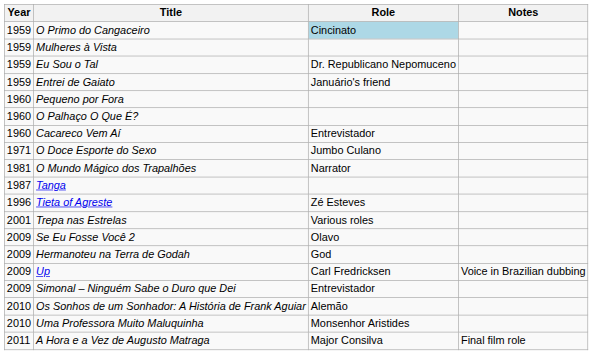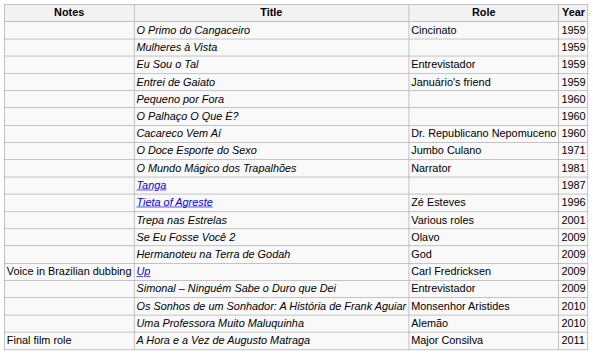columns swapped: (19, 13) <-> (523, 13)
(333, 30) lightblue background -> (434, 30) no background
(383, 64) Dr. Republicano Nepomuceno -> (443, 64) Entrevistador
(343, 133) Entrevistador -> (484, 133) Dr. Republicano Nepomuceno
(329, 306) Alemão -> (460, 306) Monsenhor Aristides
(360, 323) Monsenhor Aristides -> (430, 323) Alemão
